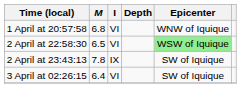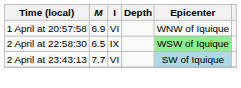(98, 28) 6.8 -> (98, 28) 6.9
(115, 44) VI -> (115, 44) IX
(98, 60) 7.8 -> (98, 60) 7.7
(115, 60) IX -> (115, 60) VI
(193, 60) no background -> (193, 60) lightblue background
- row: (47, 75)
